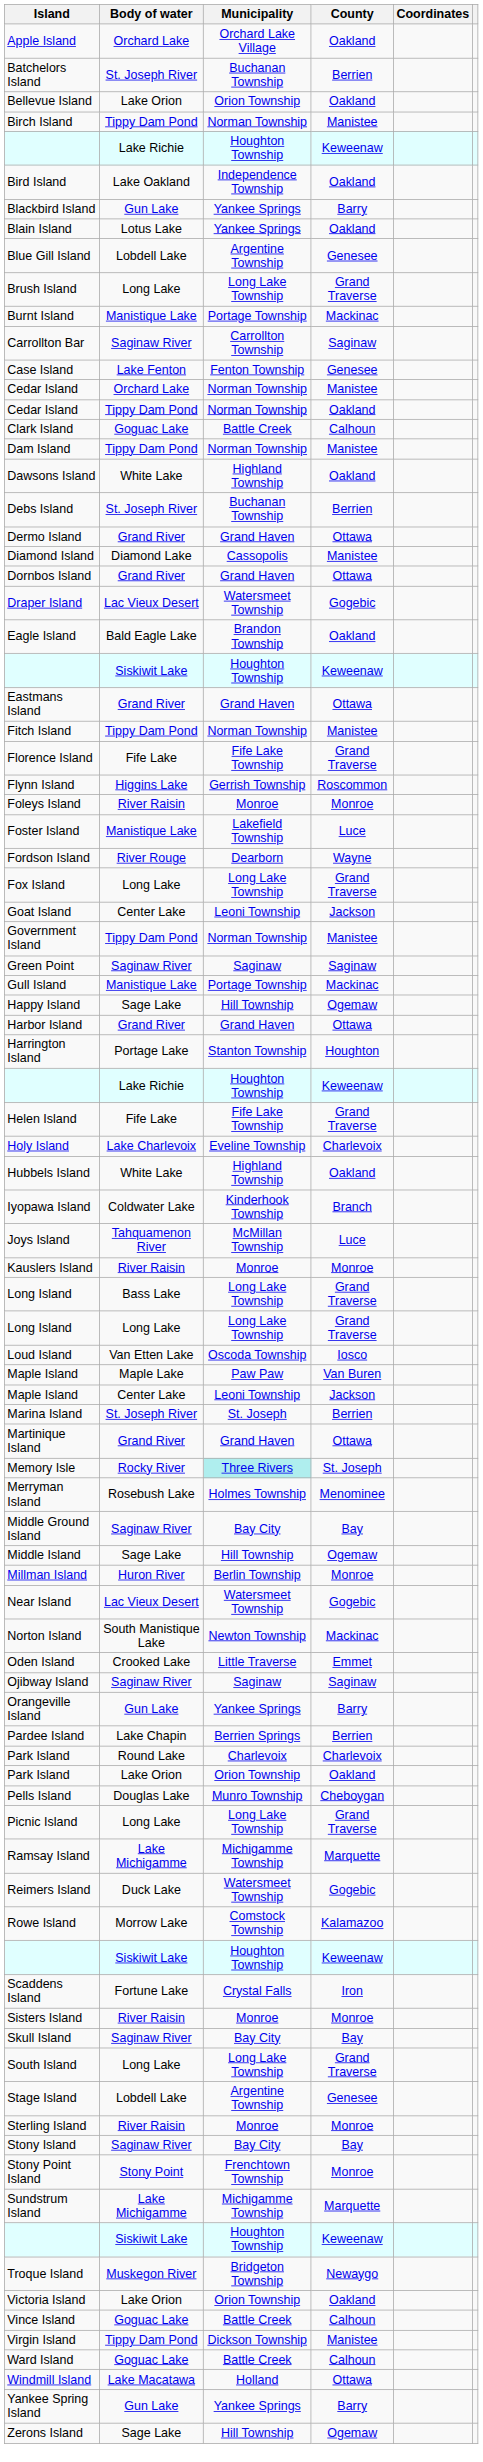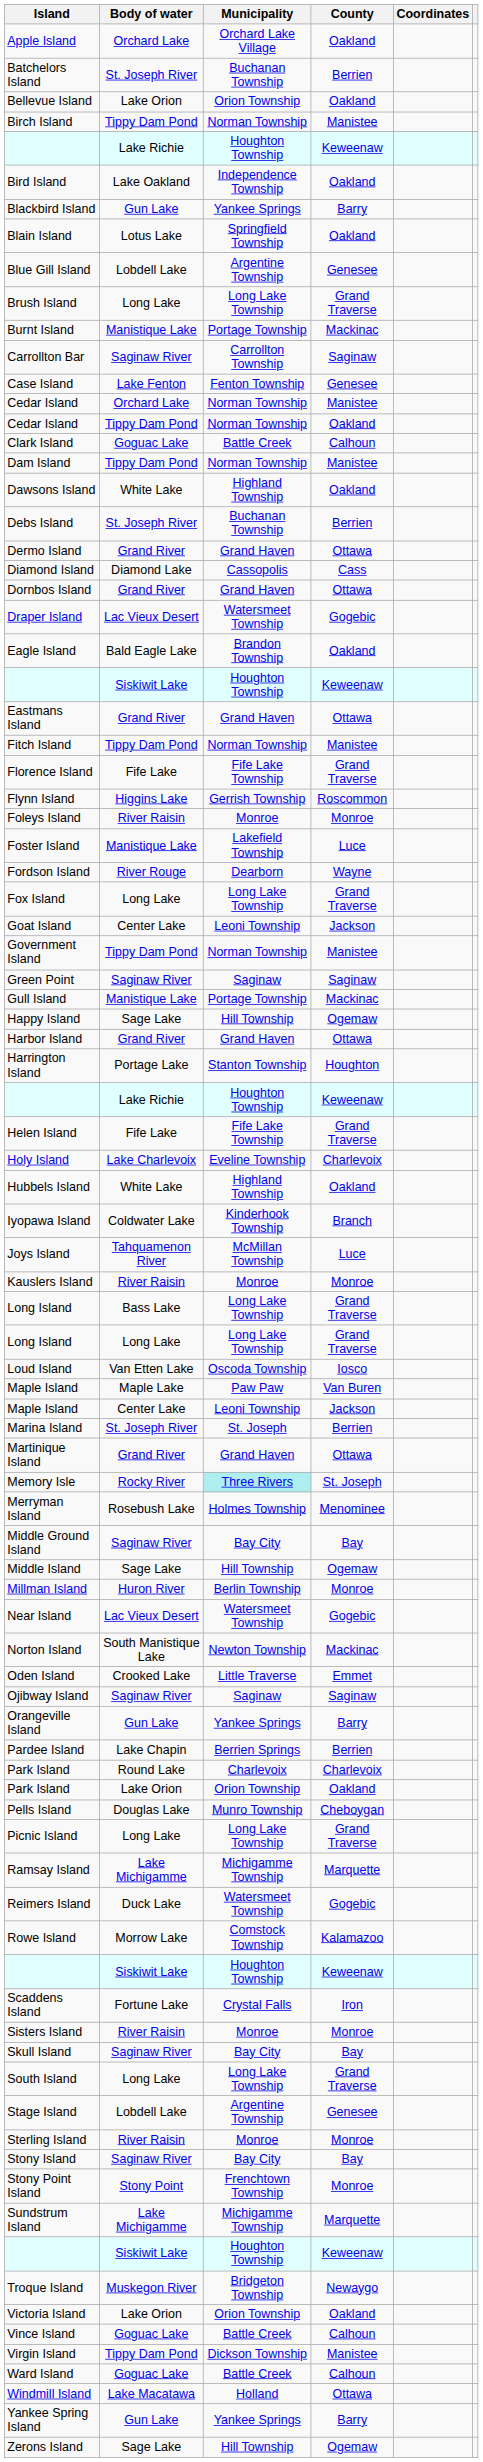(257, 228) Yankee Springs -> (257, 235) Springfield Township
(352, 556) Manistee -> (352, 570) Cass
